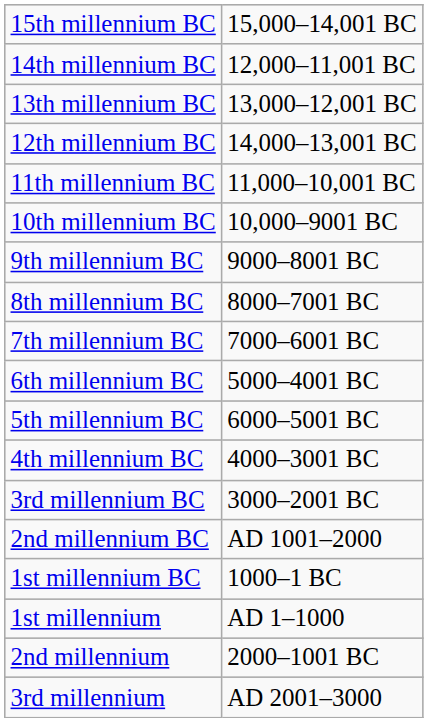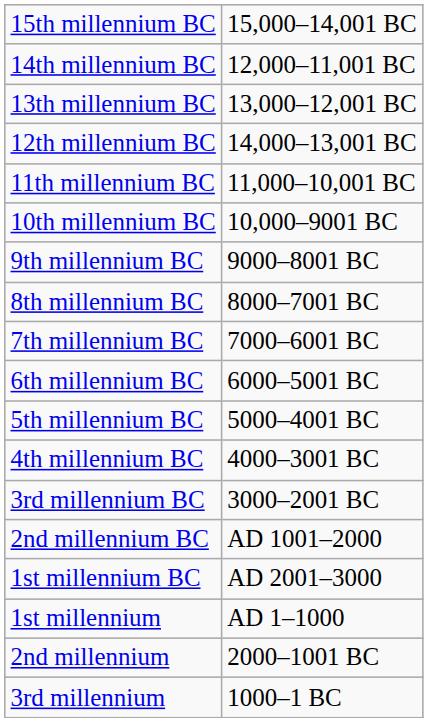(303, 380) 5000–4001 BC -> (303, 380) 6000–5001 BC
(303, 420) 6000–5001 BC -> (303, 420) 5000–4001 BC
(284, 578) 1000–1 BC -> (305, 578) AD 2001–3000
(305, 697) AD 2001–3000 -> (284, 697) 1000–1 BC
